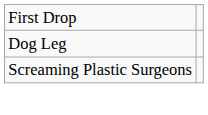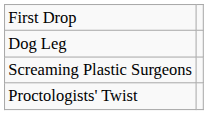+ row: (73, 95)
